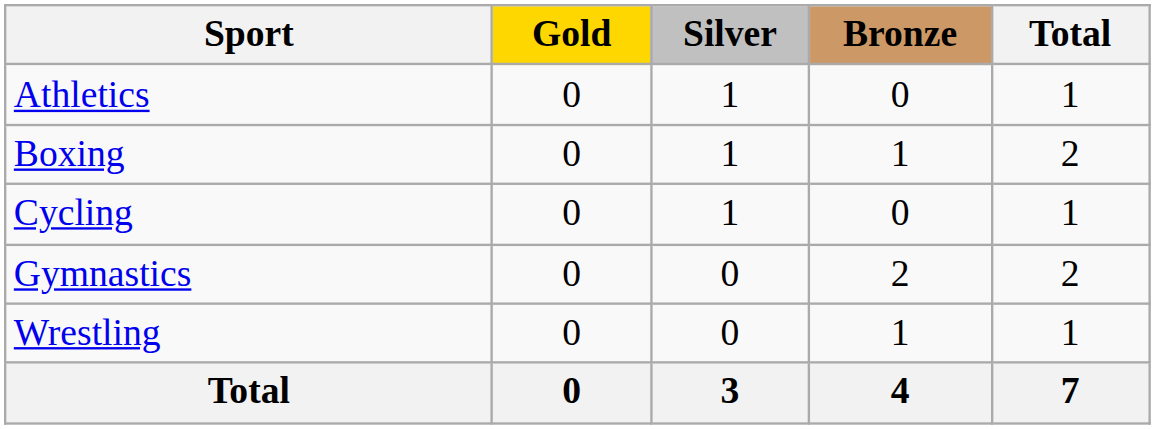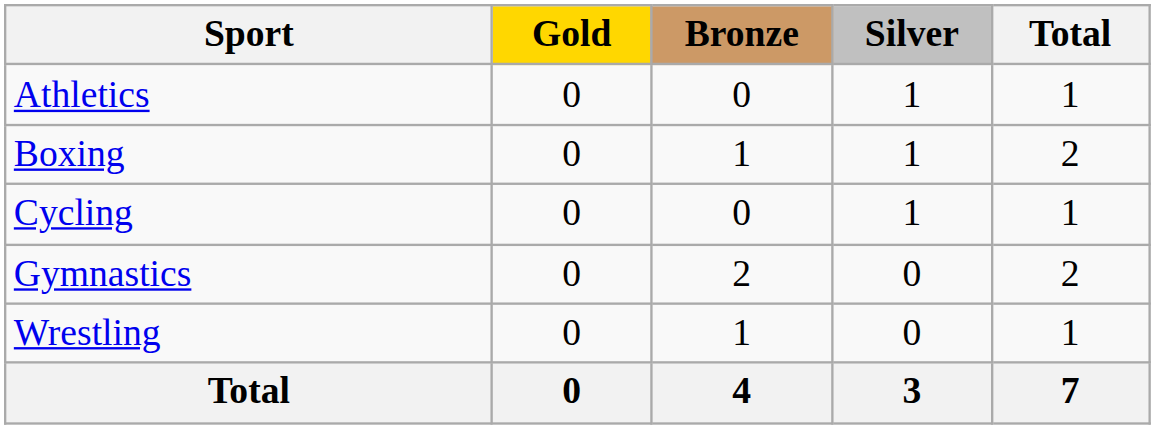columns swapped: (730, 34) <-> (900, 34)
